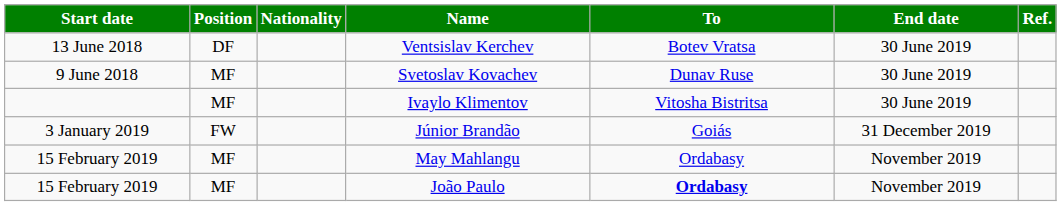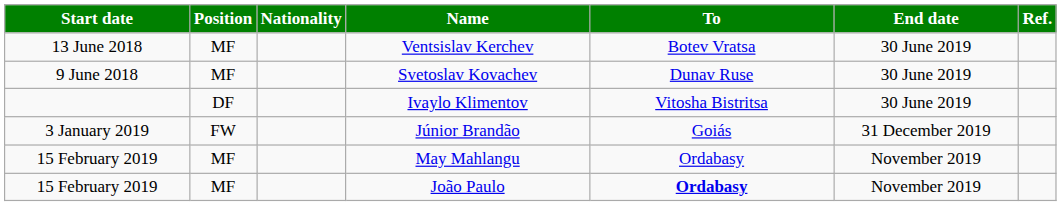(223, 46) DF -> (223, 46) MF
(223, 102) MF -> (223, 102) DF
